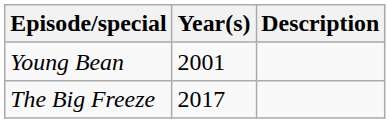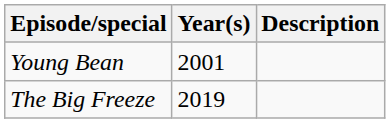(201, 99) 2017 -> (201, 99) 2019
